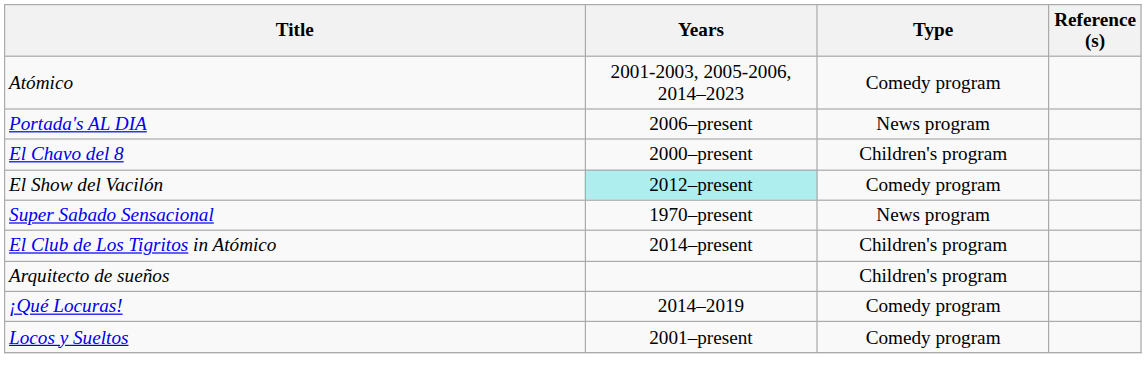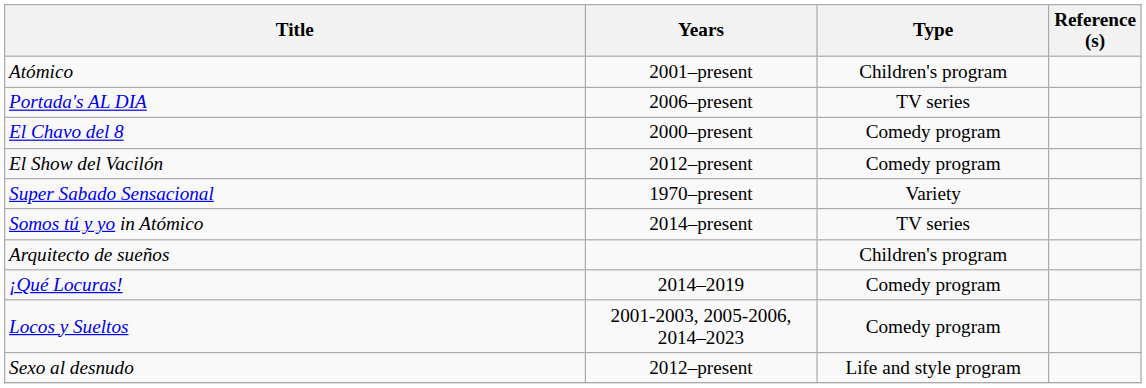(701, 82) 2001-2003, 2005-2006, 2014–2023 -> (701, 71) 2001–present
(933, 82) Comedy program -> (933, 71) Children's program
(933, 123) News program -> (933, 102) TV series
(933, 154) Children's program -> (933, 132) Comedy program
(701, 184) paleturquoise background -> (701, 163) no background
(933, 215) News program -> (933, 193) Variety
- row: (143, 245)
+ row: (106, 224)
(701, 336) 2001–present -> (701, 326) 2001-2003, 2005-2006, 2014–2023
+ row: (71, 367)
